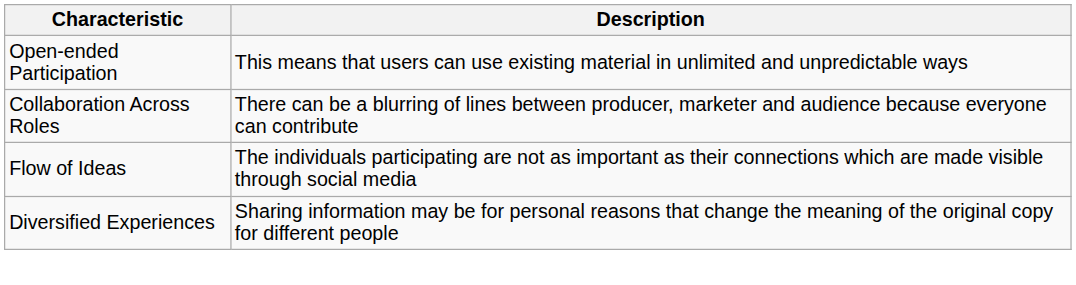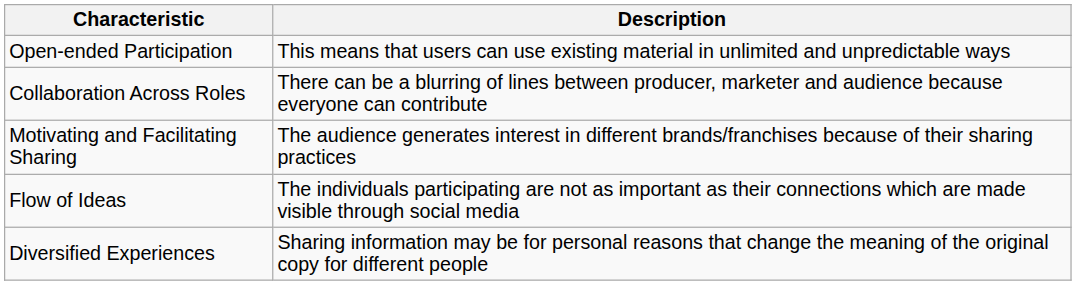+ row: (123, 146)
